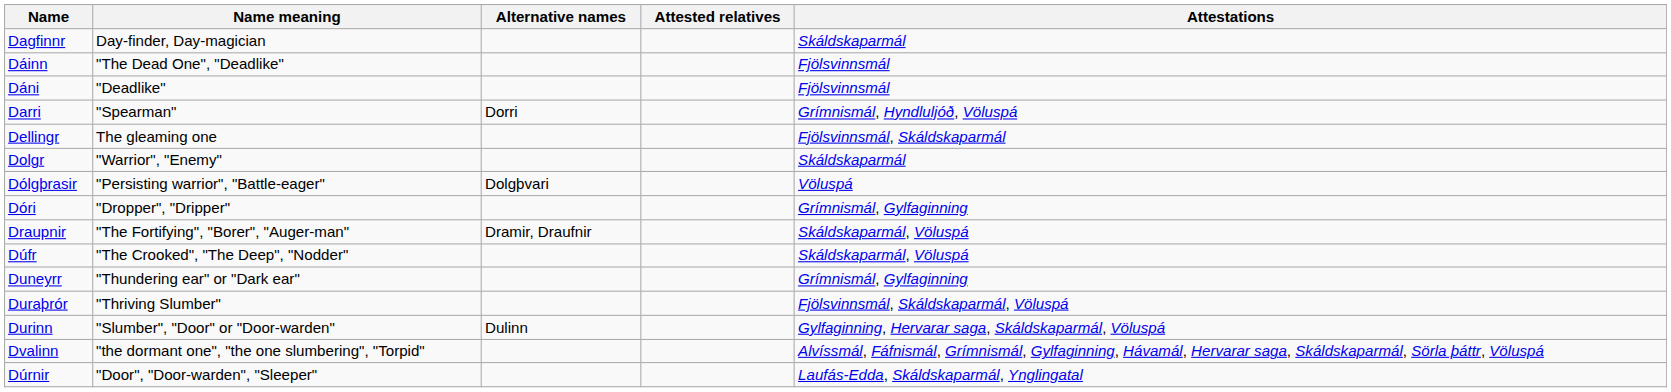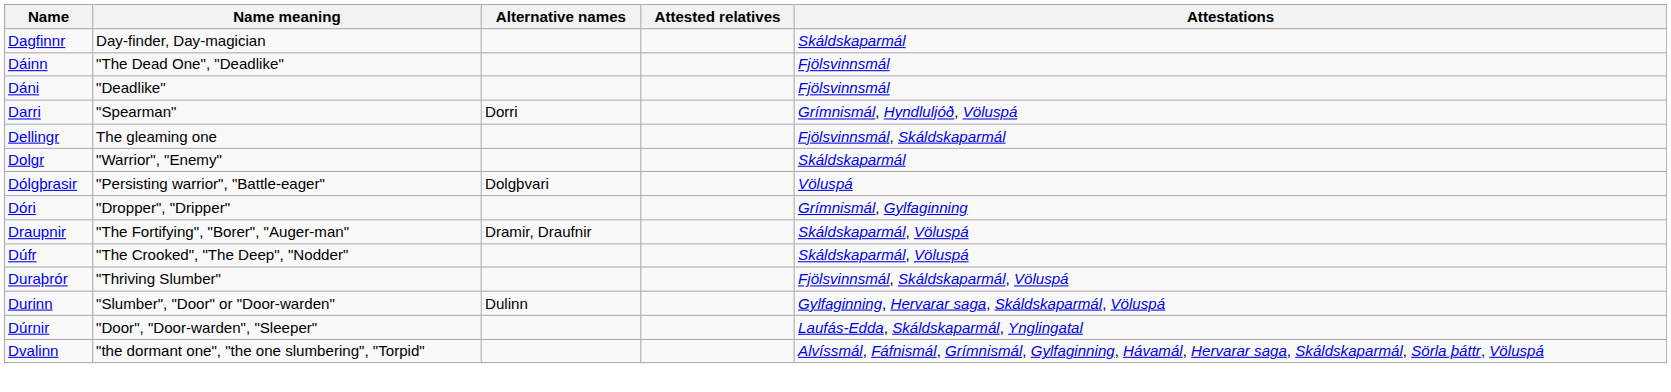- row: (35, 280)
rows swapped: (29, 375) <-> (33, 351)
